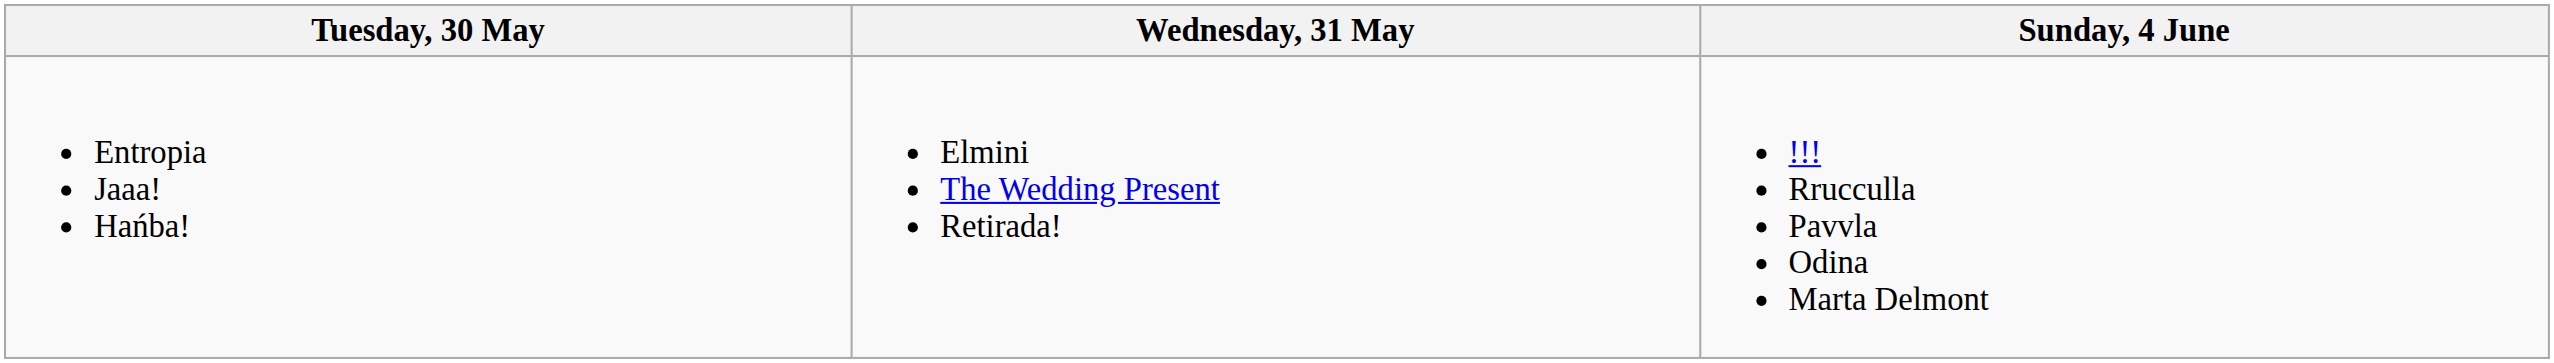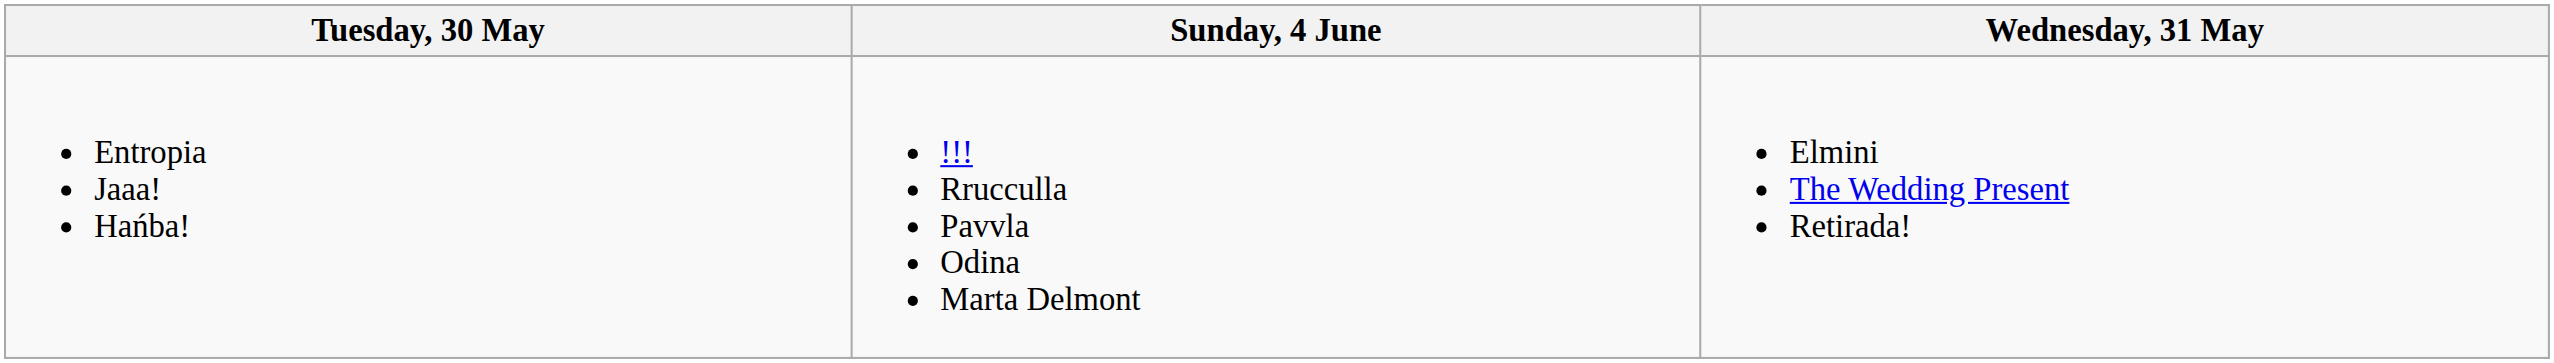columns swapped: (1275, 30) <-> (2124, 30)
